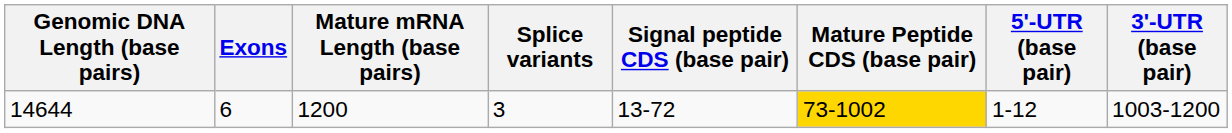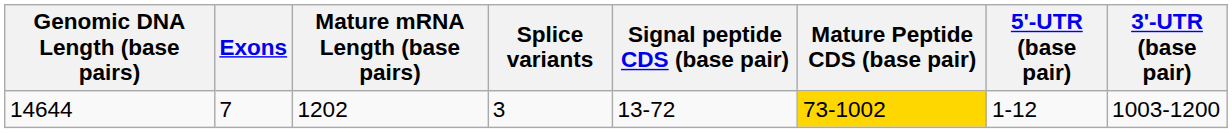(226, 108) 6 -> (226, 108) 7
(323, 108) 1200 -> (323, 108) 1202
